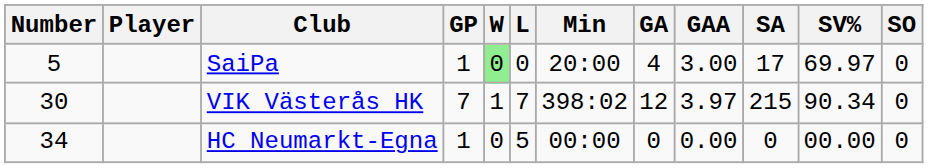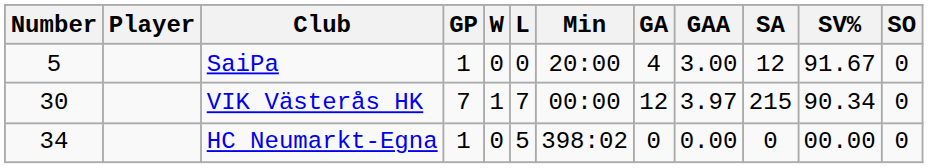(497, 64) lightgreen background -> (497, 64) no background
(770, 64) 17 -> (770, 64) 12
(840, 64) 69.97 -> (840, 64) 91.67
(585, 103) 398:02 -> (585, 103) 00:00
(585, 142) 00:00 -> (585, 142) 398:02
